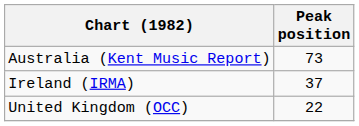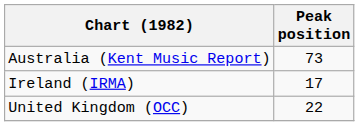(314, 83) 37 -> (314, 83) 17
